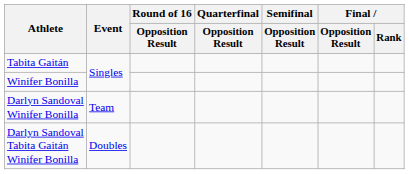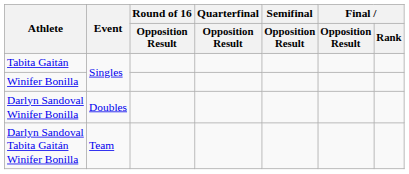(102, 107) Team -> (108, 107) Doubles
(108, 146) Doubles -> (102, 146) Team
